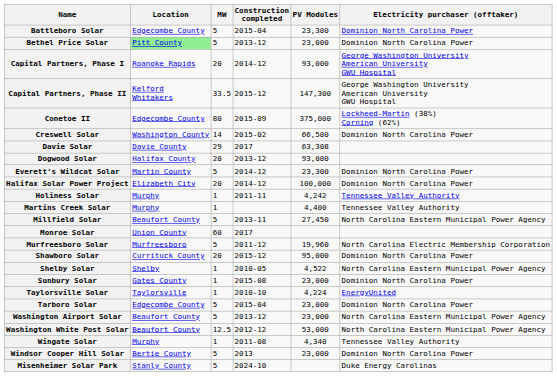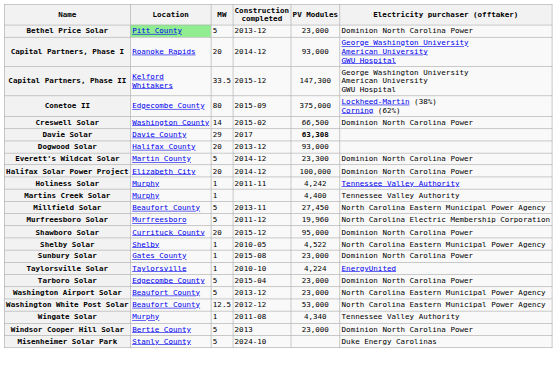- row: (67, 31)
(315, 147) normal -> (315, 135) bold
- row: (67, 232)
